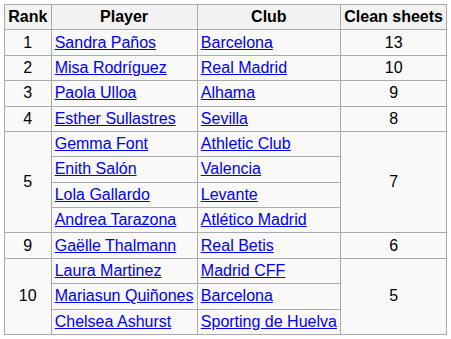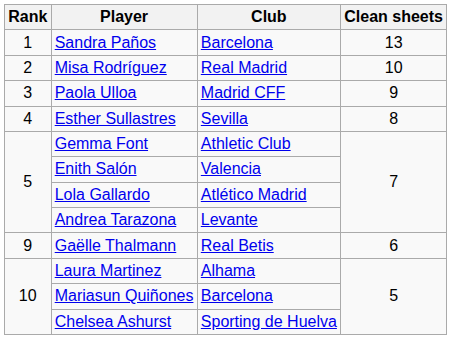(228, 93) Alhama -> (243, 93) Madrid CFF
(229, 194) Levante -> (254, 194) Atlético Madrid
(254, 220) Atlético Madrid -> (229, 220) Levante
(243, 270) Madrid CFF -> (228, 270) Alhama
